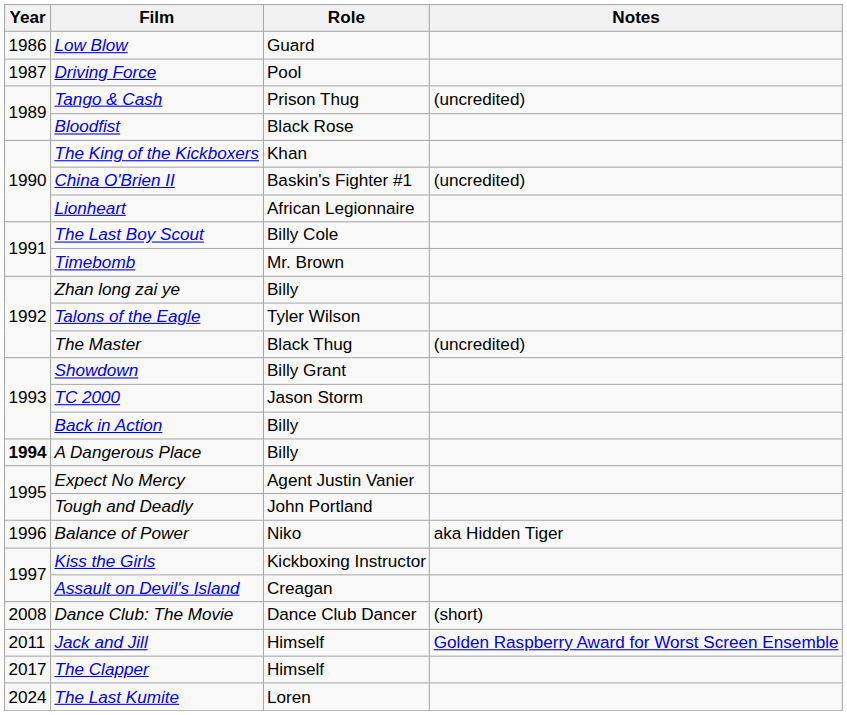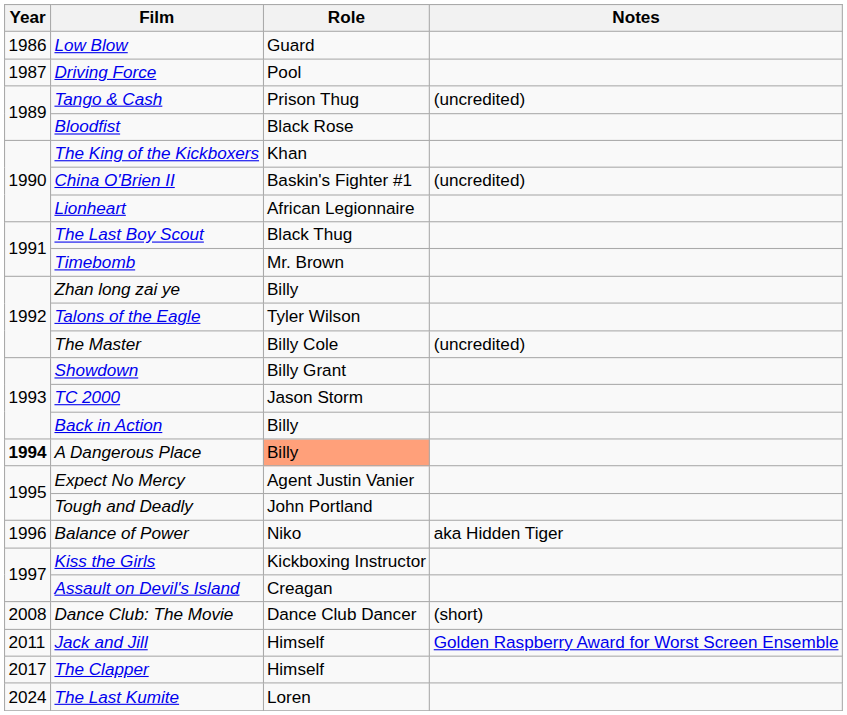(303, 235) Billy Cole -> (310, 235) Black Thug
(310, 343) Black Thug -> (303, 343) Billy Cole
(283, 452) no background -> (283, 452) lightsalmon background
